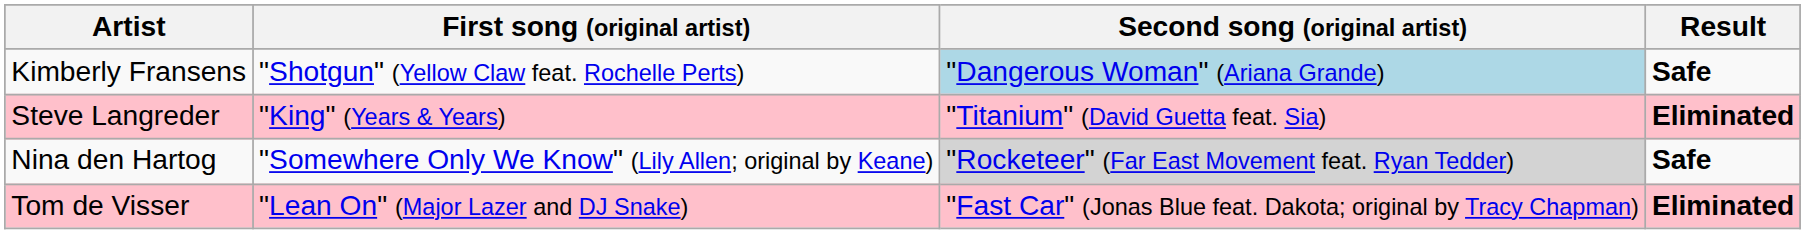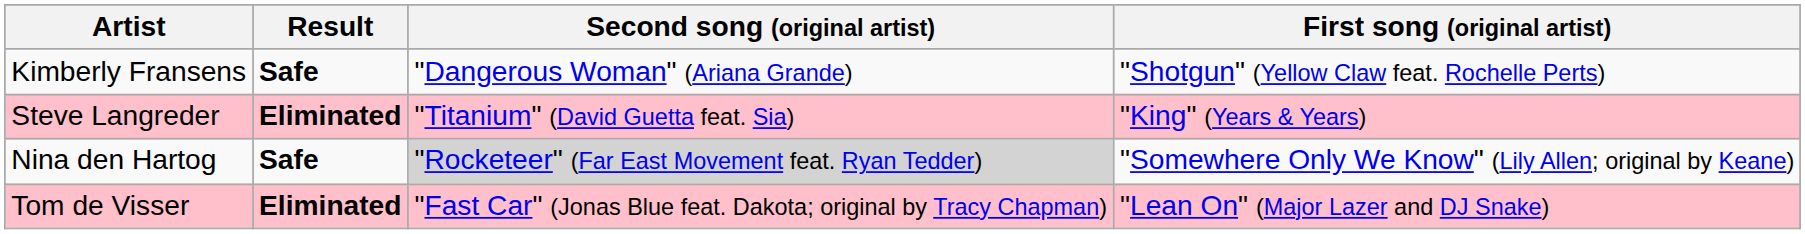columns swapped: (596, 26) <-> (1723, 26)
(1165, 71) lightblue background -> (634, 71) no background
